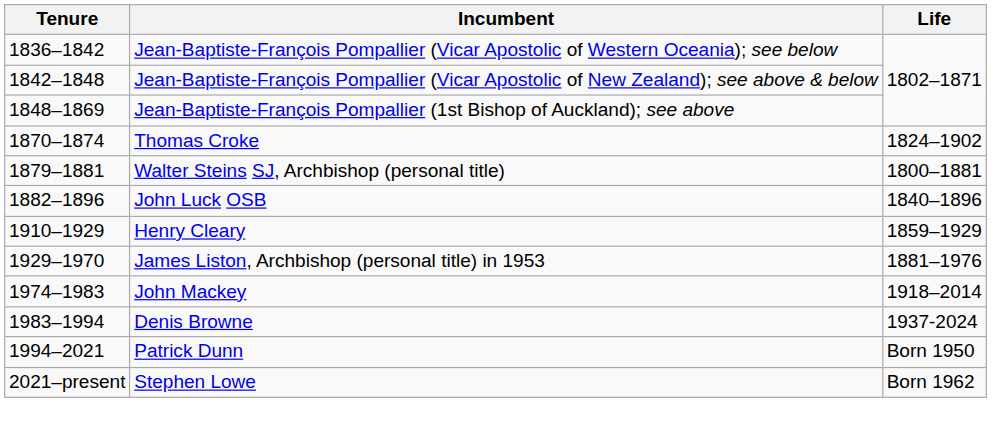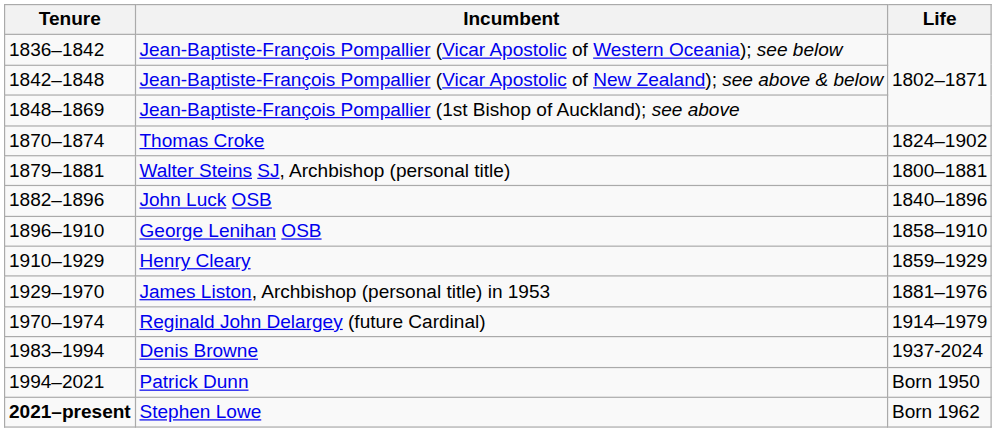+ row: (231, 230)
+ row: (313, 321)
- row: (190, 291)
(67, 381) normal -> (70, 412) bold
